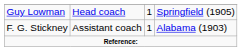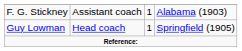rows swapped: (36, 12) <-> (37, 28)
